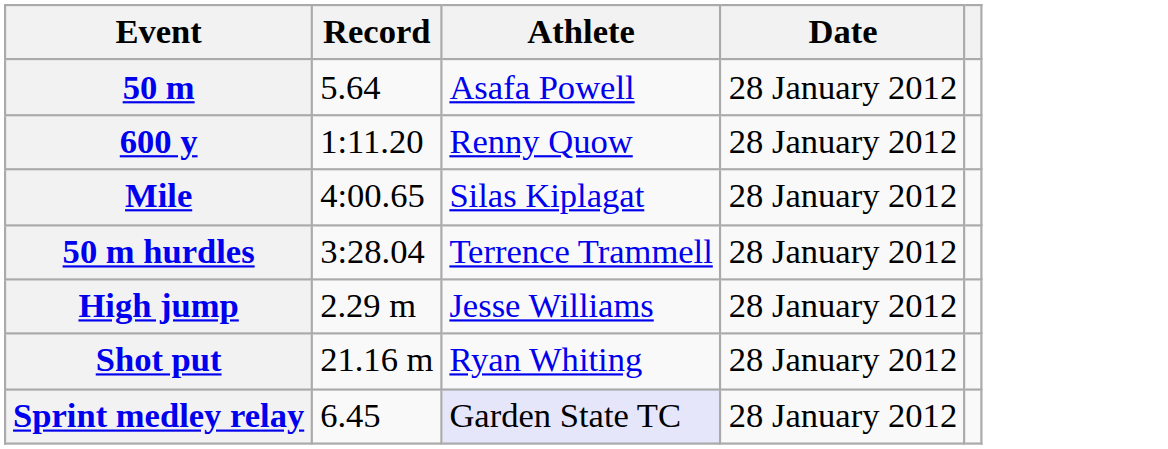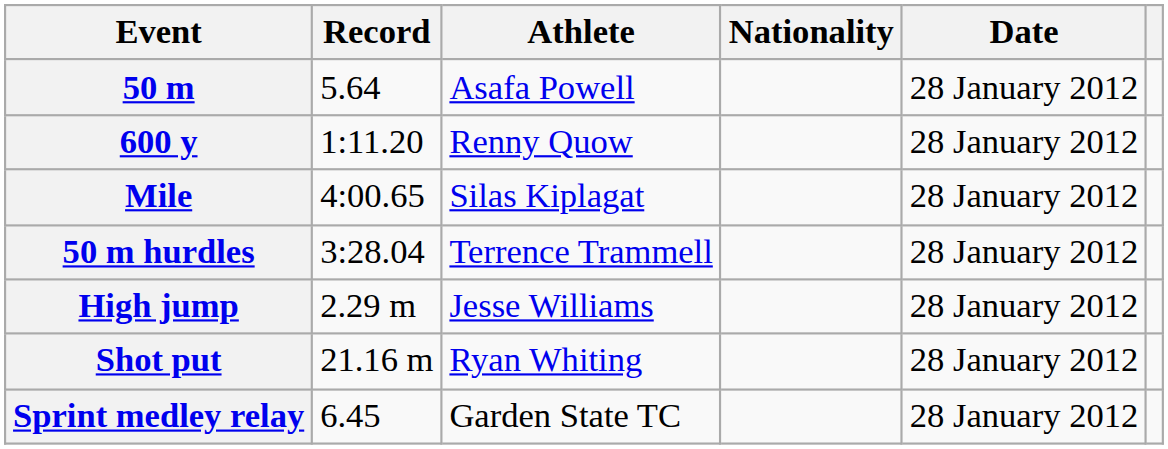+ column: (811, 31)
(565, 415) lavender background -> (565, 415) no background
